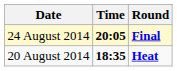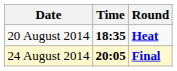rows swapped: (48, 55) <-> (48, 35)
